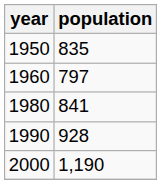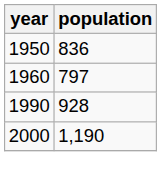(74, 48) 835 -> (74, 48) 836
- row: (29, 106)
